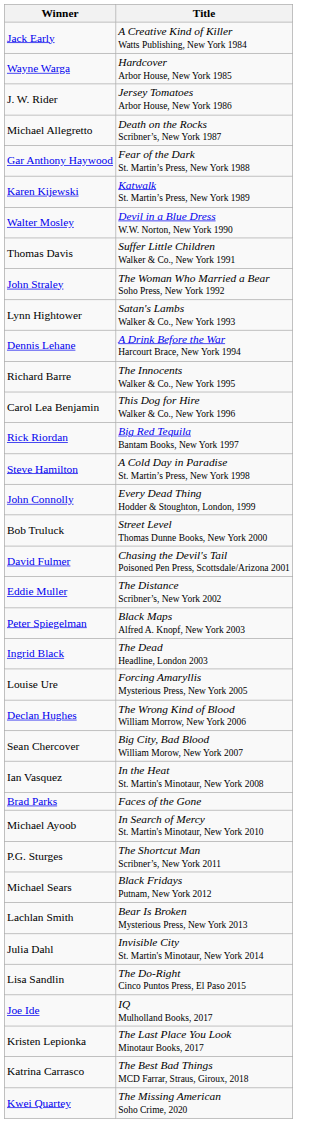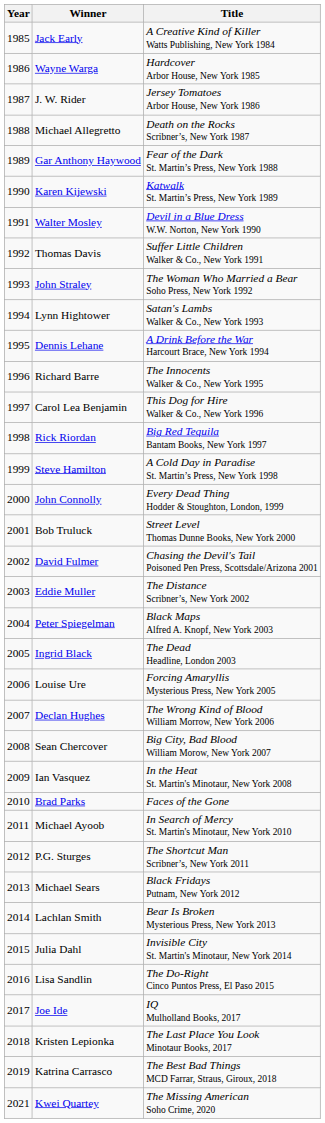+ column: (18, 13)
